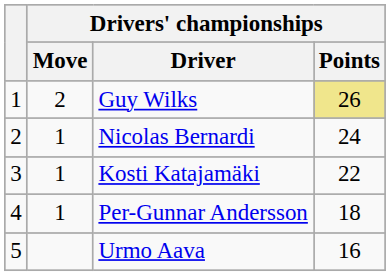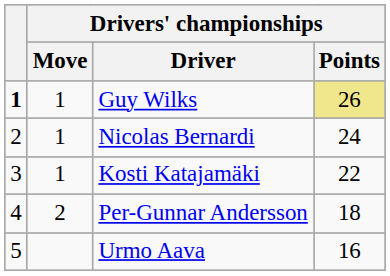(16, 98) normal -> (16, 98) bold
(60, 98) 2 -> (60, 98) 1
(60, 212) 1 -> (60, 212) 2
